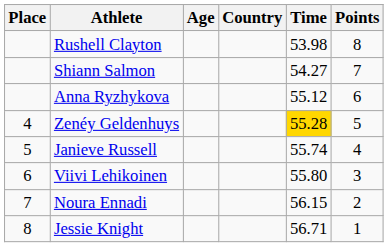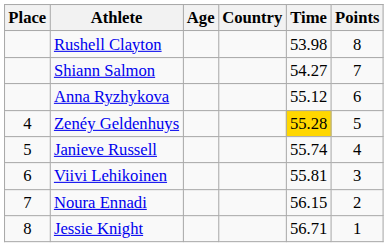(309, 176) 55.80 -> (309, 176) 55.81
